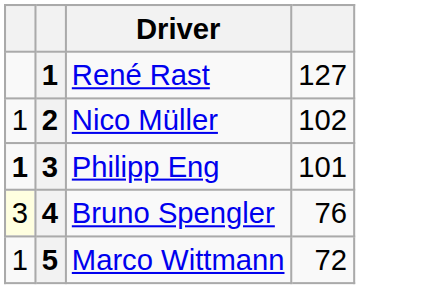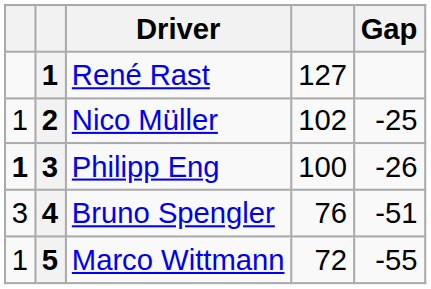+ column: (389, 28)
(323, 167) 101 -> (323, 167) 100
(20, 213) lightyellow background -> (20, 213) no background
